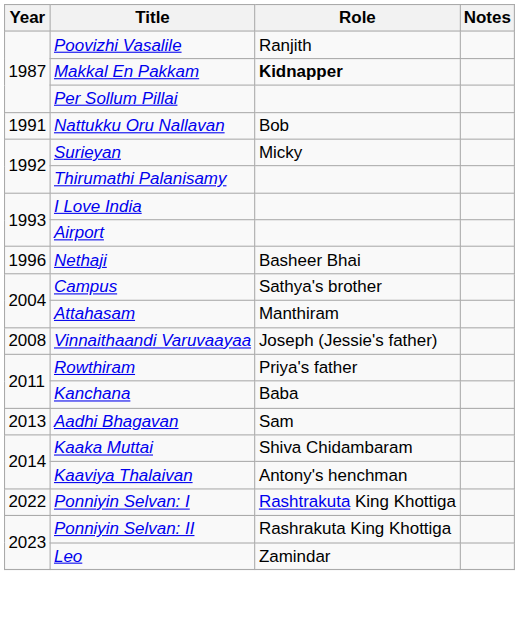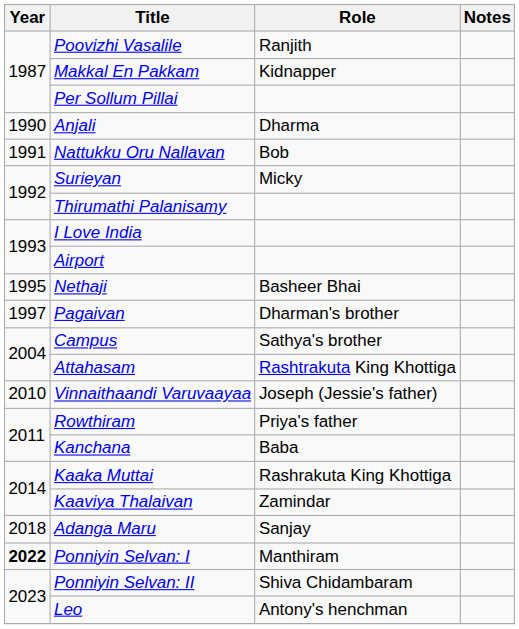(301, 71) bold -> (298, 71) normal
+ row: (75, 125)
(27, 260) 1996 -> (27, 286) 1995
+ row: (89, 313)
(299, 313) Manthiram -> (357, 367) Rashtrakuta King Khottiga
(27, 340) 2008 -> (27, 394) 2010
- row: (116, 421)
(336, 448) Shiva Chidambaram -> (355, 475) Rashrakuta King Khottiga
(333, 475) Antony's henchman -> (295, 502) Zamindar
+ row: (105, 529)
(27, 502) normal -> (27, 555) bold
(357, 502) Rashtrakuta King Khottiga -> (299, 555) Manthiram
(355, 529) Rashrakuta King Khottiga -> (336, 582) Shiva Chidambaram
(295, 555) Zamindar -> (333, 609) Antony's henchman
